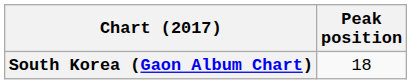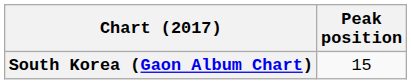(362, 65) 18 -> (362, 65) 15
